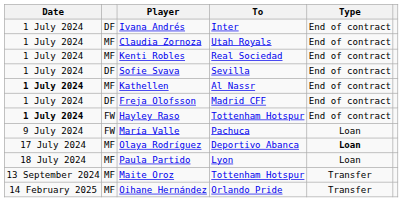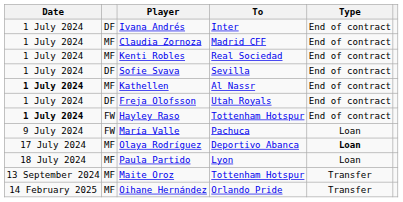(241, 41) Utah Royals -> (239, 41) Madrid CFF
(239, 101) Madrid CFF -> (241, 101) Utah Royals
